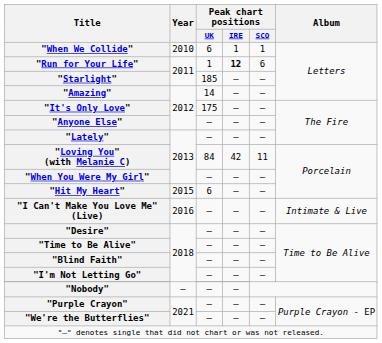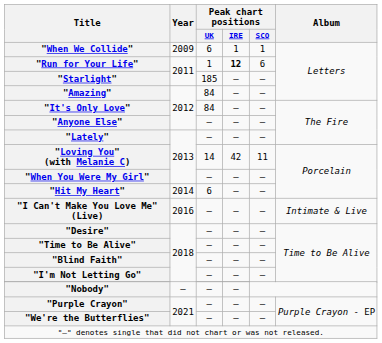(183, 49) 2010 -> (183, 49) 2009
(209, 93) 14 -> (209, 93) 84
(209, 108) 175 -> (209, 108) 84
(209, 157) 84 -> (209, 157) 14
(183, 191) 2015 -> (183, 191) 2014
